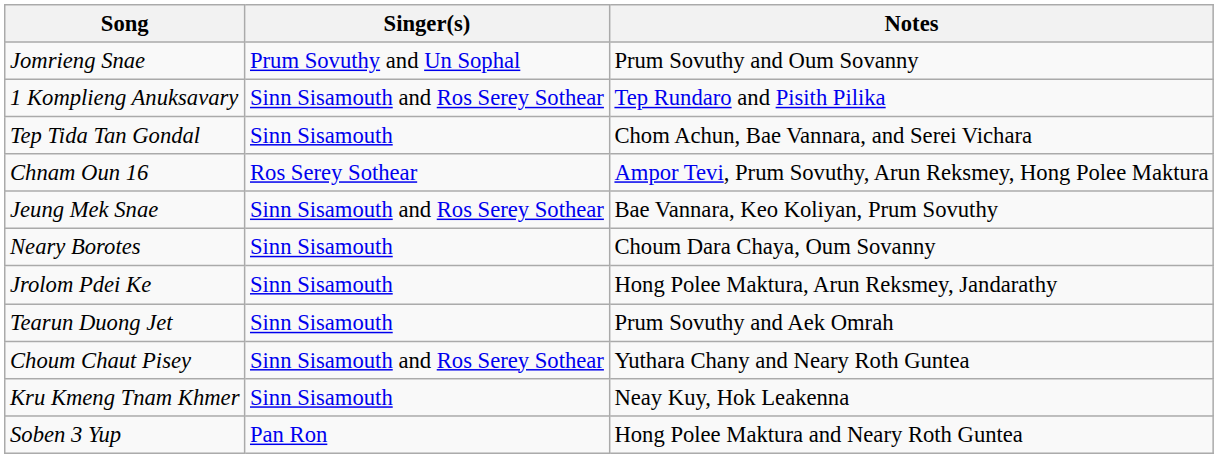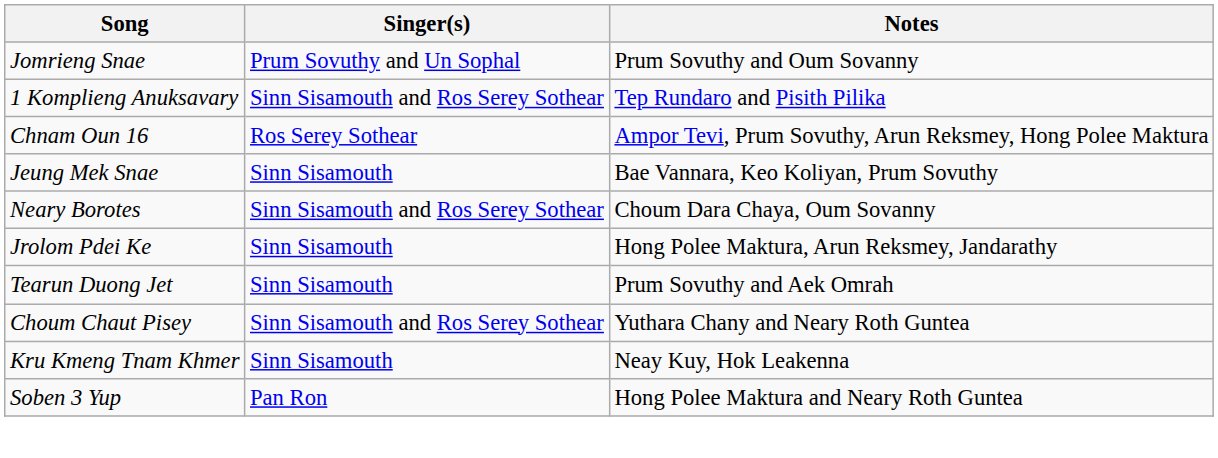- row: (105, 135)
(427, 210) Sinn Sisamouth and Ros Serey Sothear -> (321, 172) Sinn Sisamouth
(321, 247) Sinn Sisamouth -> (427, 210) Sinn Sisamouth and Ros Serey Sothear
